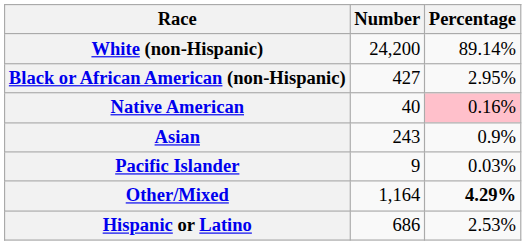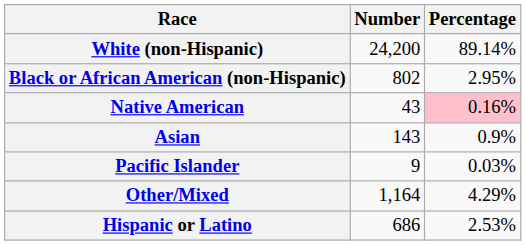(406, 78) 427 -> (406, 78) 802
(411, 107) 40 -> (411, 107) 43
(406, 136) 243 -> (406, 136) 143
(491, 195) bold -> (492, 195) normal
